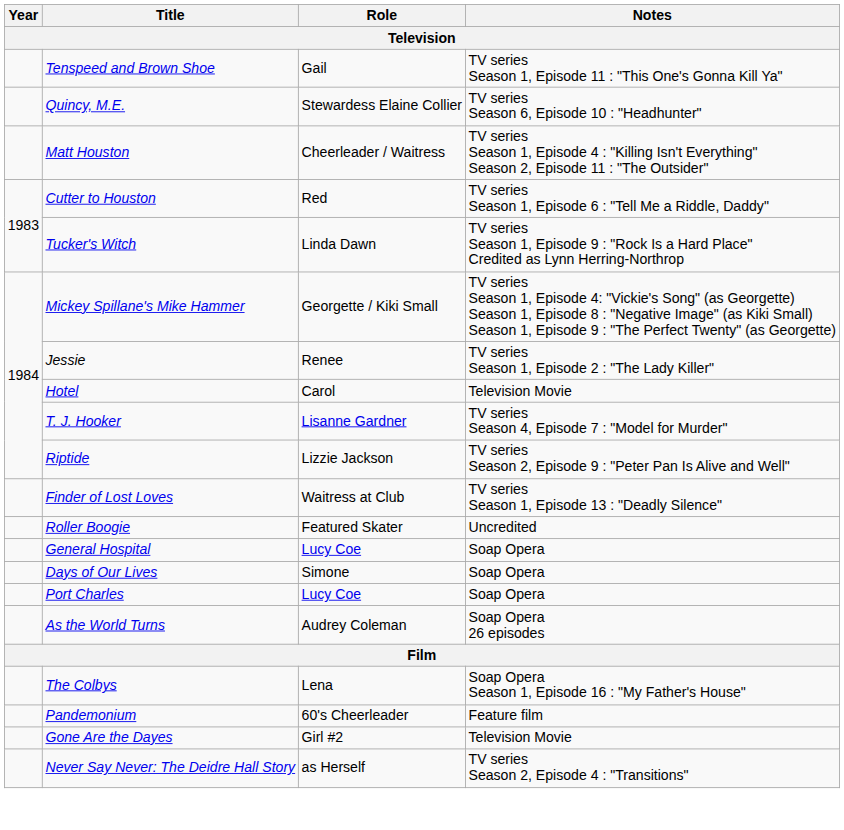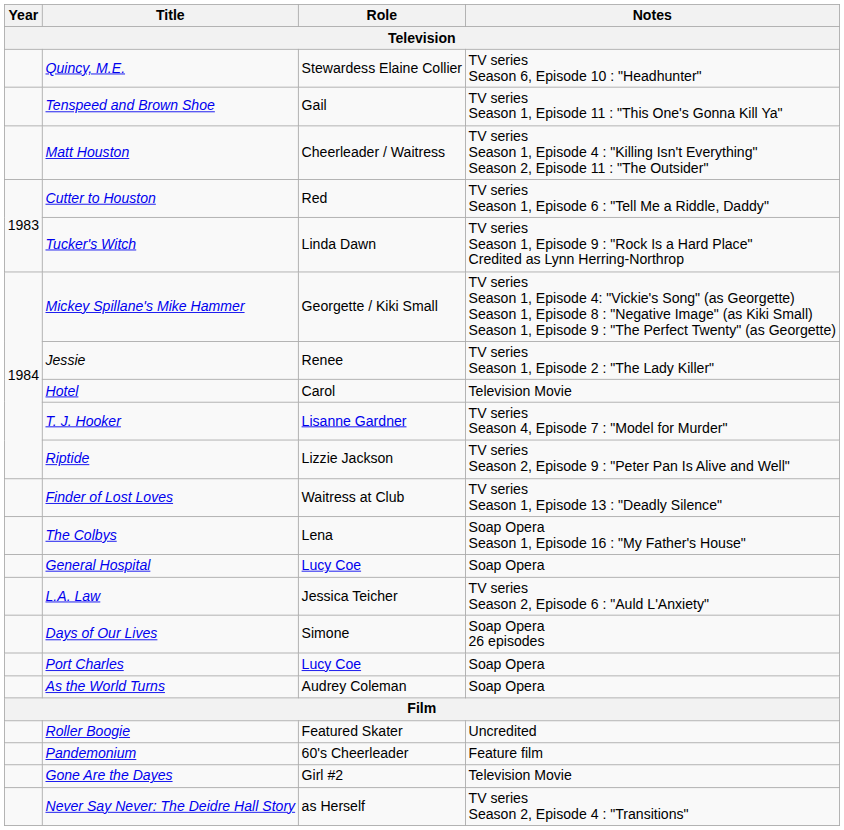rows swapped: (130, 68) <-> (85, 106)
rows swapped: (81, 685) <-> (88, 527)
+ row: (73, 596)
(506, 572) Soap Opera -> (507, 634) Soap Opera 26 episodes
(507, 624) Soap Opera 26 episodes -> (506, 686) Soap Opera
